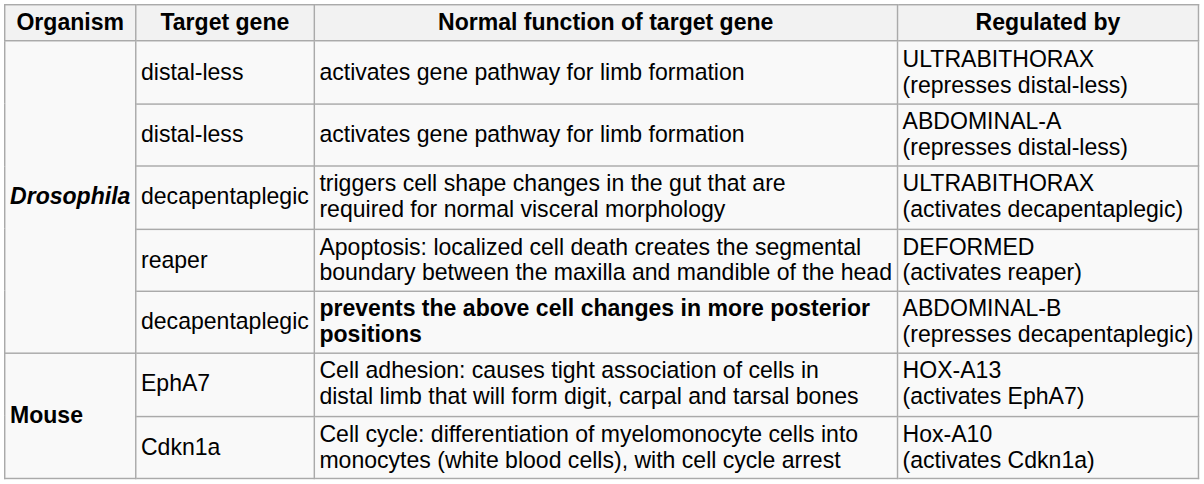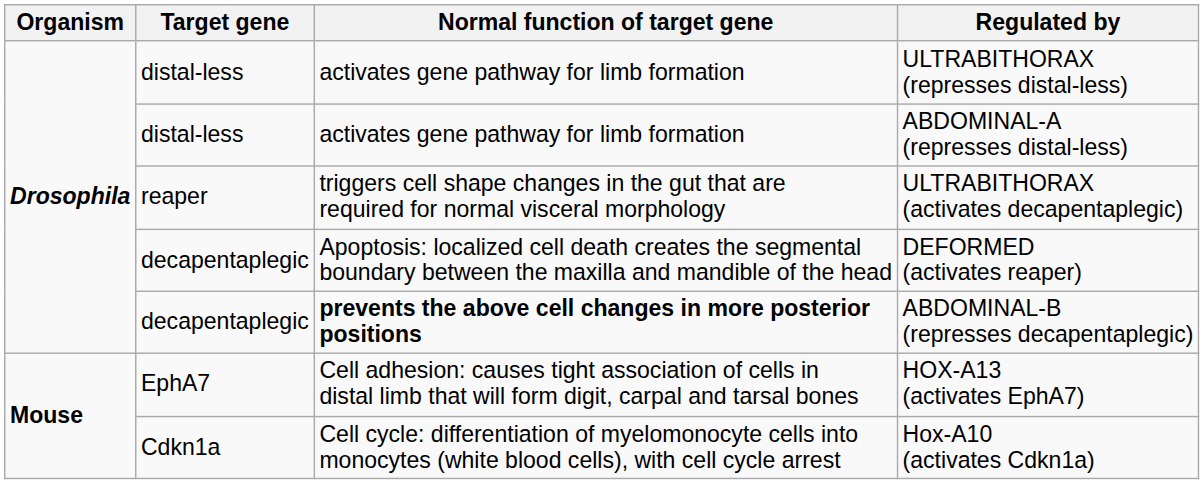(225, 197) decapentaplegic -> (174, 197) reaper
(174, 259) reaper -> (225, 259) decapentaplegic
